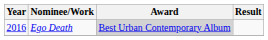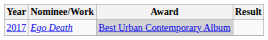(16, 27) 2016 -> (16, 27) 2017
